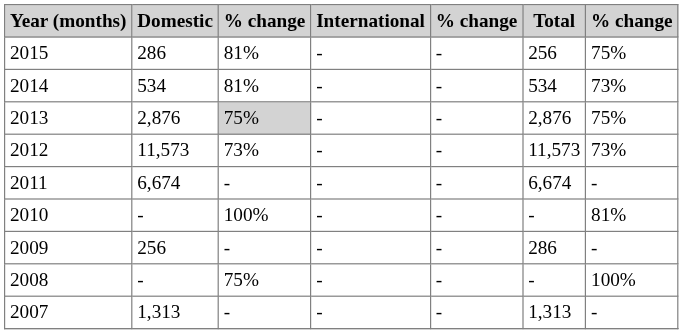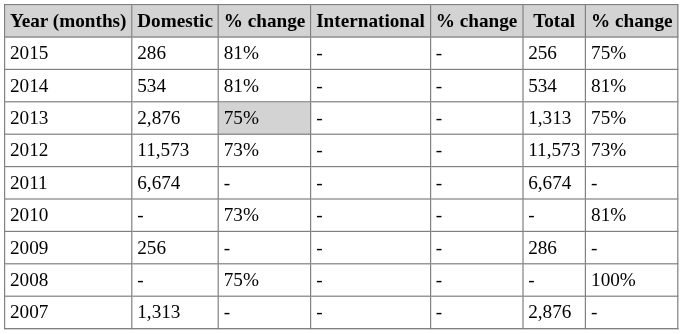(609, 85) 73% -> (609, 85) 81%
(550, 117) 2,876 -> (550, 117) 1,313
(246, 215) 100% -> (241, 215) 73%
(550, 312) 1,313 -> (550, 312) 2,876
